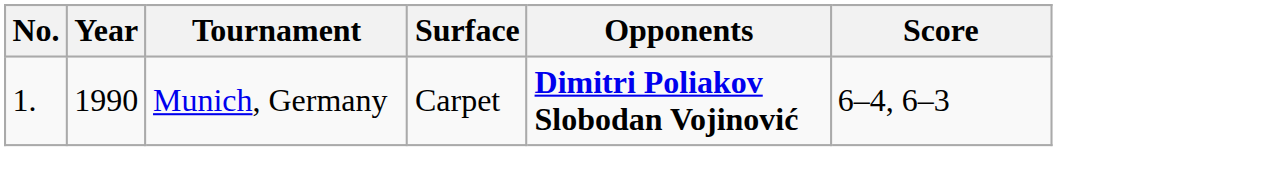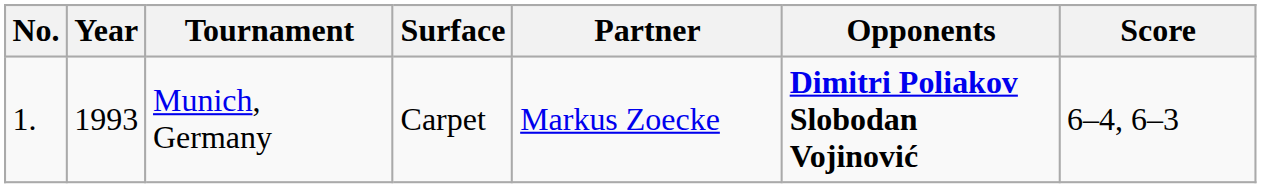+ column: (648, 29)
(106, 100) 1990 -> (106, 118) 1993
